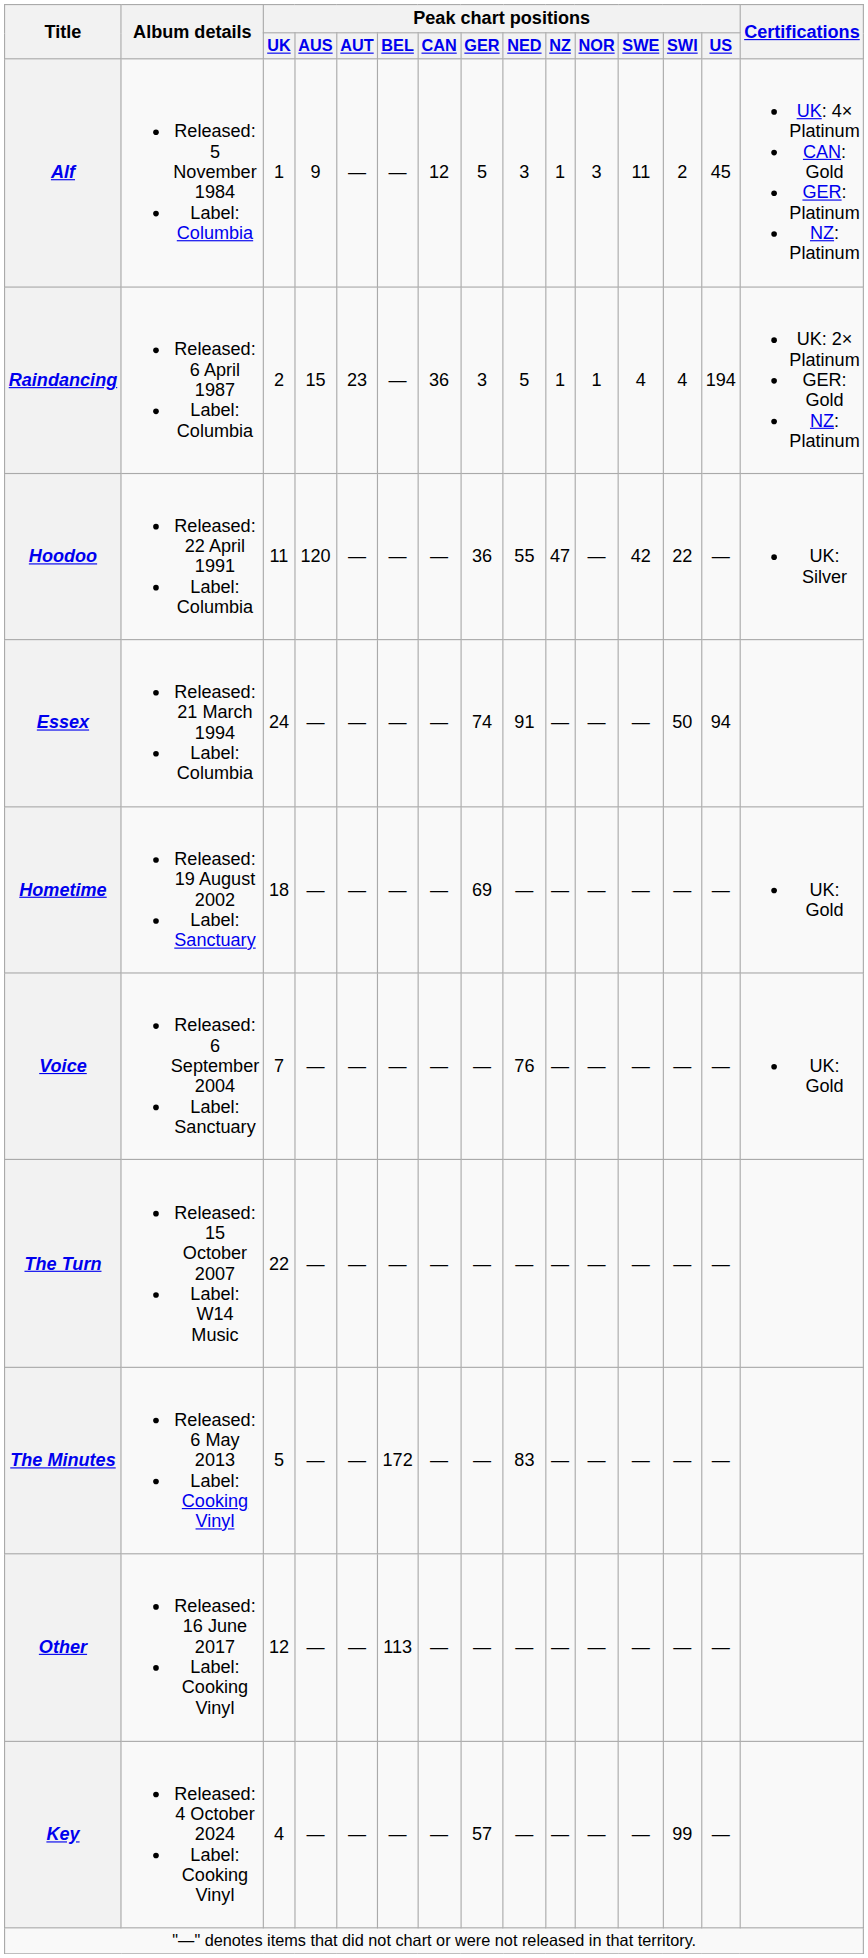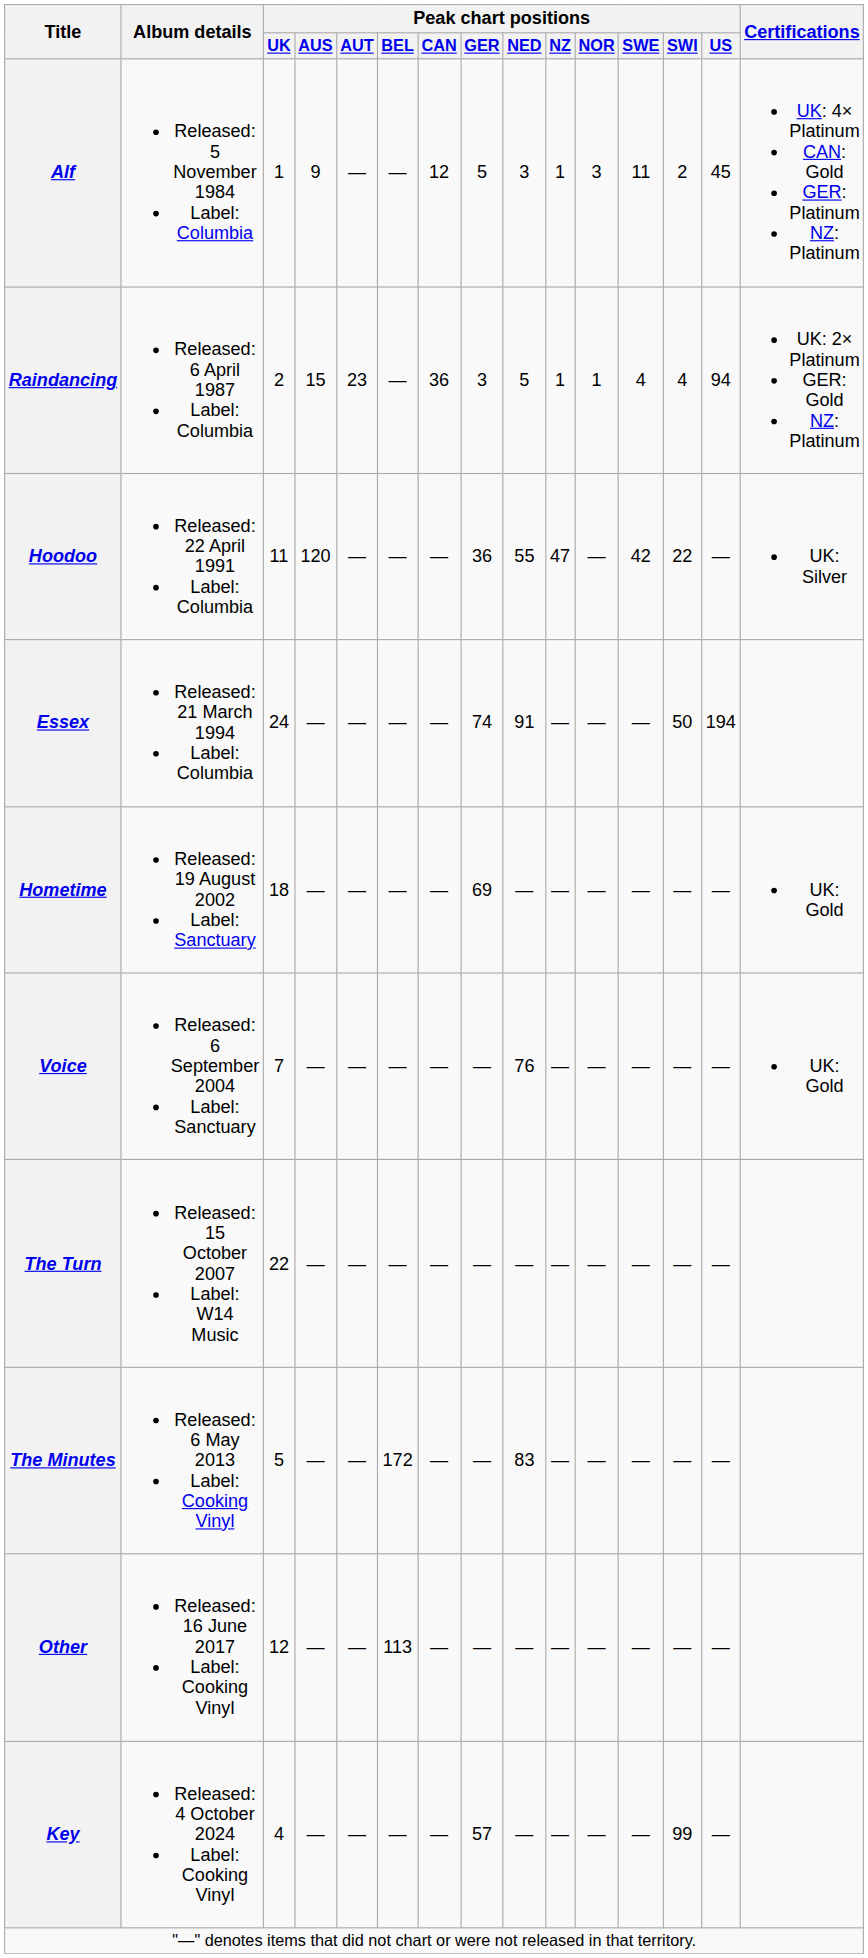(721, 379) 194 -> (721, 379) 94
(721, 723) 94 -> (721, 723) 194
